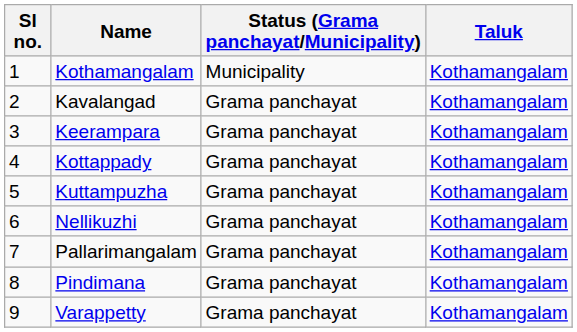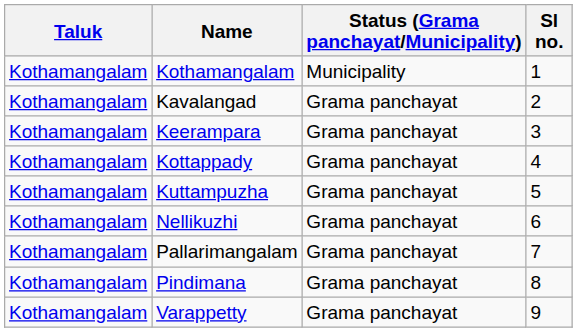columns swapped: (28, 30) <-> (499, 30)
